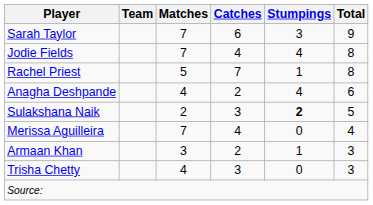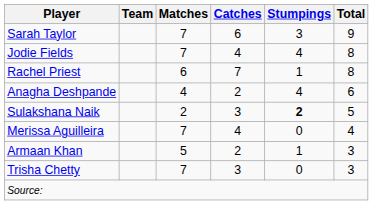(183, 72) 5 -> (183, 72) 6
(183, 151) 3 -> (183, 151) 5
(183, 170) 4 -> (183, 170) 7
